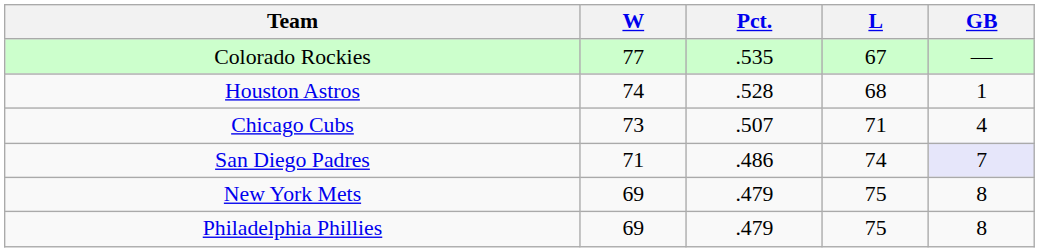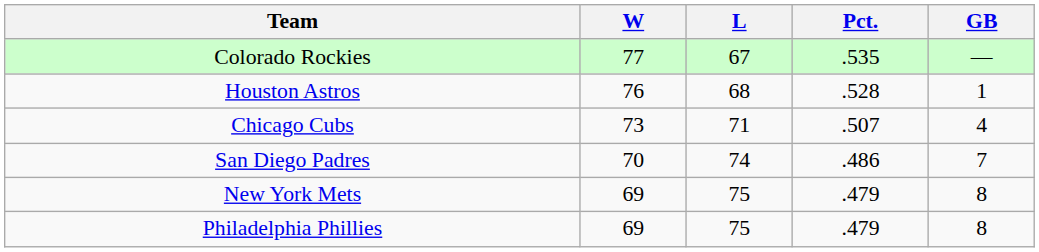columns swapped: (876, 21) <-> (754, 21)
(633, 90) 74 -> (633, 90) 76
(633, 159) 71 -> (633, 159) 70
(982, 159) lavender background -> (982, 159) no background
